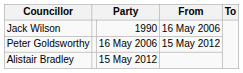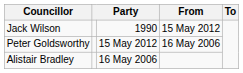(191, 28) 16 May 2006 -> (191, 28) 15 May 2012
(128, 44) 16 May 2006 -> (128, 44) 15 May 2012
(191, 44) 15 May 2012 -> (191, 44) 16 May 2006
(128, 60) 15 May 2012 -> (128, 60) 16 May 2006
